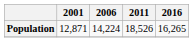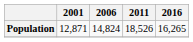(106, 28) 14,224 -> (106, 28) 14,824
